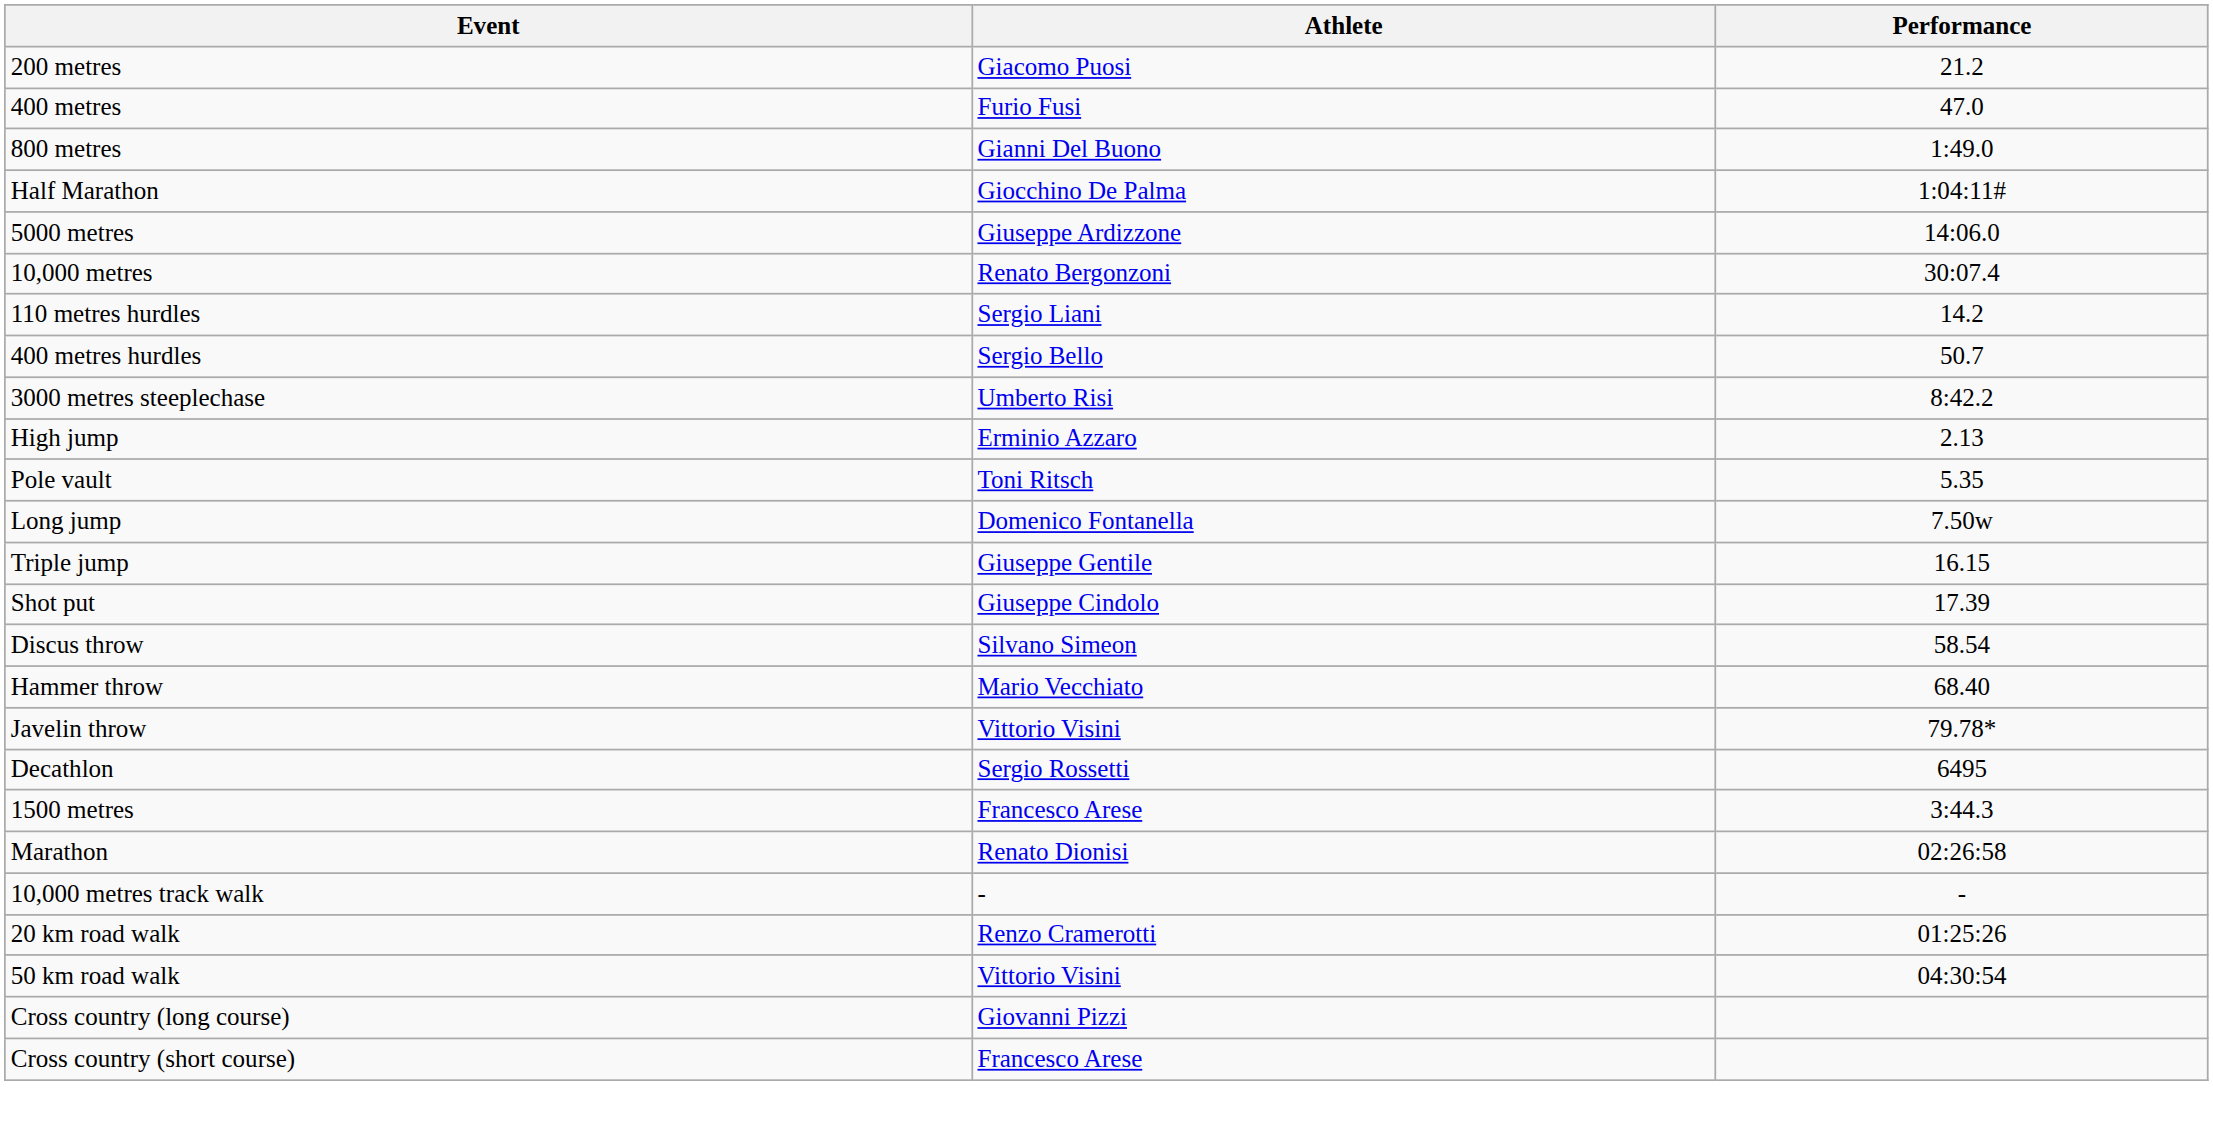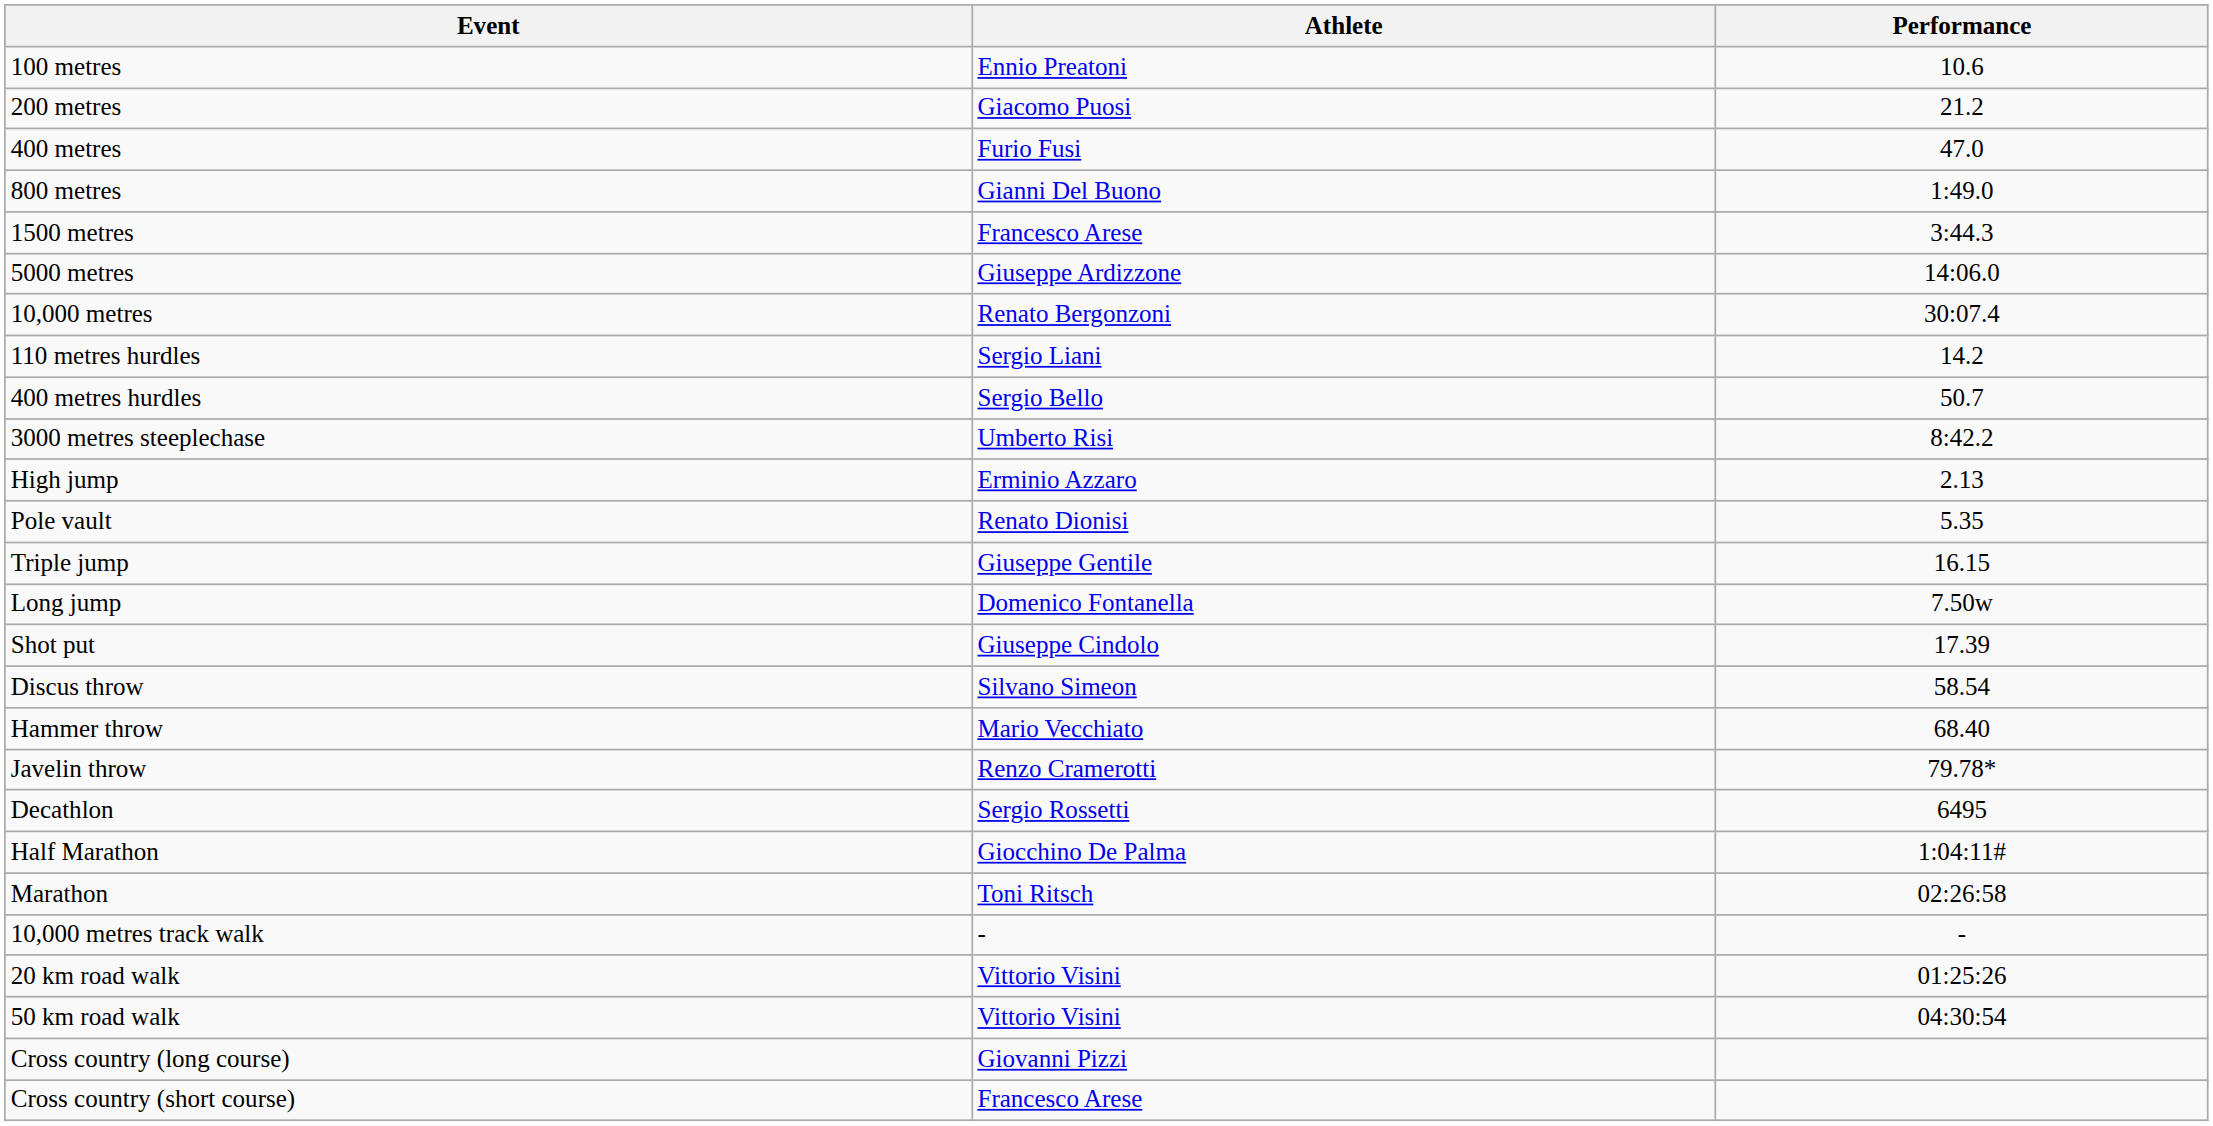+ row: (66, 66)
rows swapped: (72, 810) <-> (85, 190)
(1035, 480) Toni Ritsch -> (1053, 521) Renato Dionisi
rows swapped: (66, 521) <-> (70, 562)
(1049, 728) Vittorio Visini -> (1067, 769) Renzo Cramerotti
(1053, 852) Renato Dionisi -> (1035, 893) Toni Ritsch
(1067, 934) Renzo Cramerotti -> (1049, 976) Vittorio Visini
